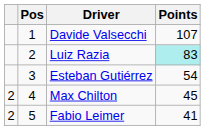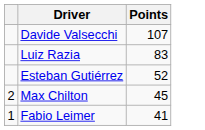- column: (32, 15)
(190, 55) paleturquoise background -> (161, 55) no background
(190, 75) 54 -> (161, 75) 52
(11, 116) 2 -> (11, 116) 1
